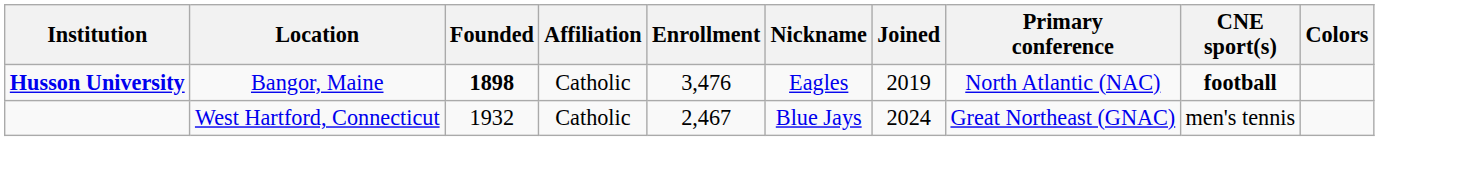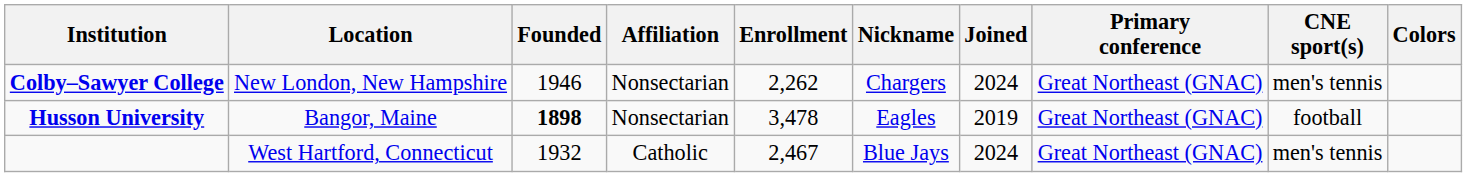+ row: (117, 82)
(593, 82) Catholic -> (670, 117) Nonsectarian
(706, 82) 3,476 -> (793, 117) 3,478
(1063, 82) North Atlantic (NAC) -> (1150, 117) Great Northeast (GNAC)
(1240, 82) bold -> (1328, 117) normal
